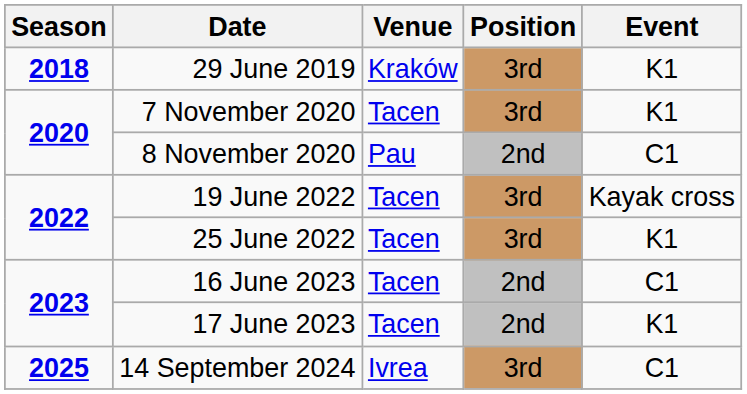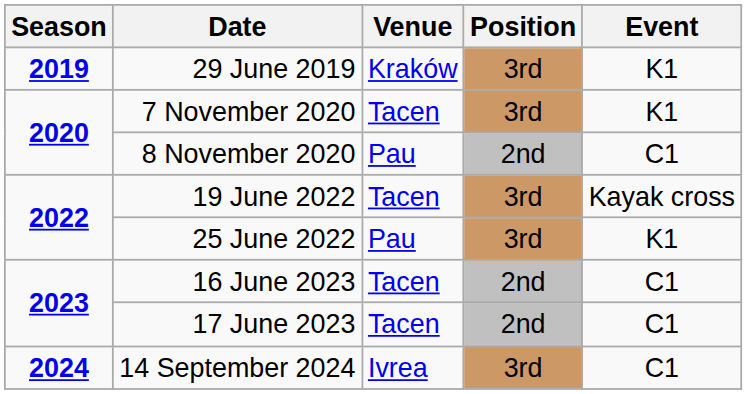(59, 69) 2018 -> (59, 69) 2019
(404, 239) Tacen -> (392, 239) Pau
(662, 325) K1 -> (662, 325) C1
(59, 367) 2025 -> (59, 367) 2024
